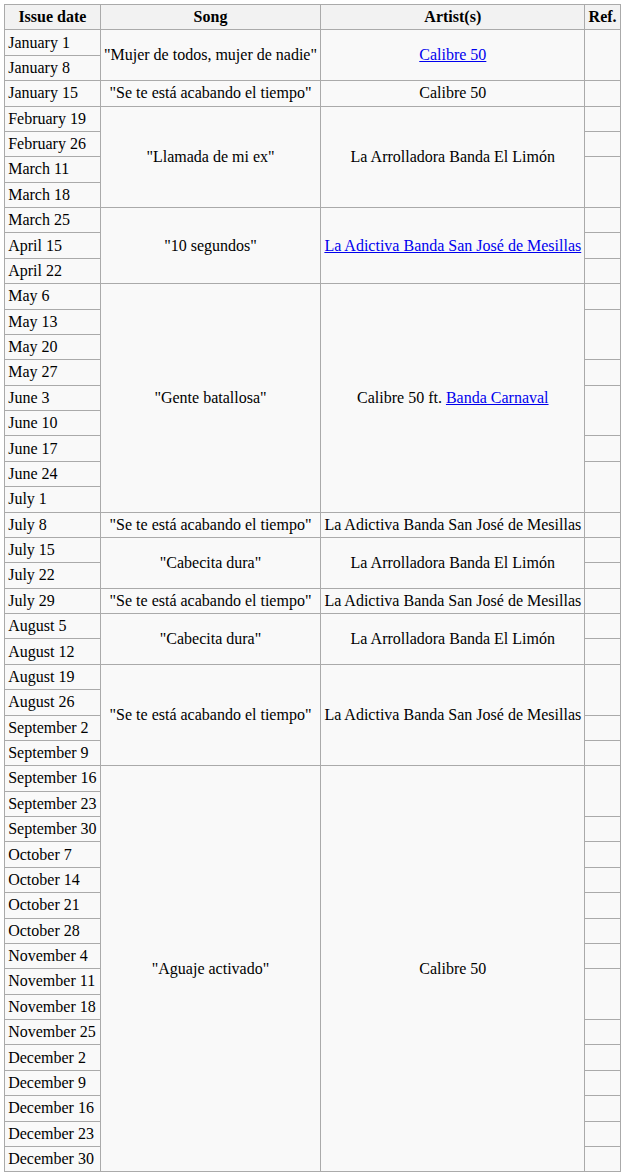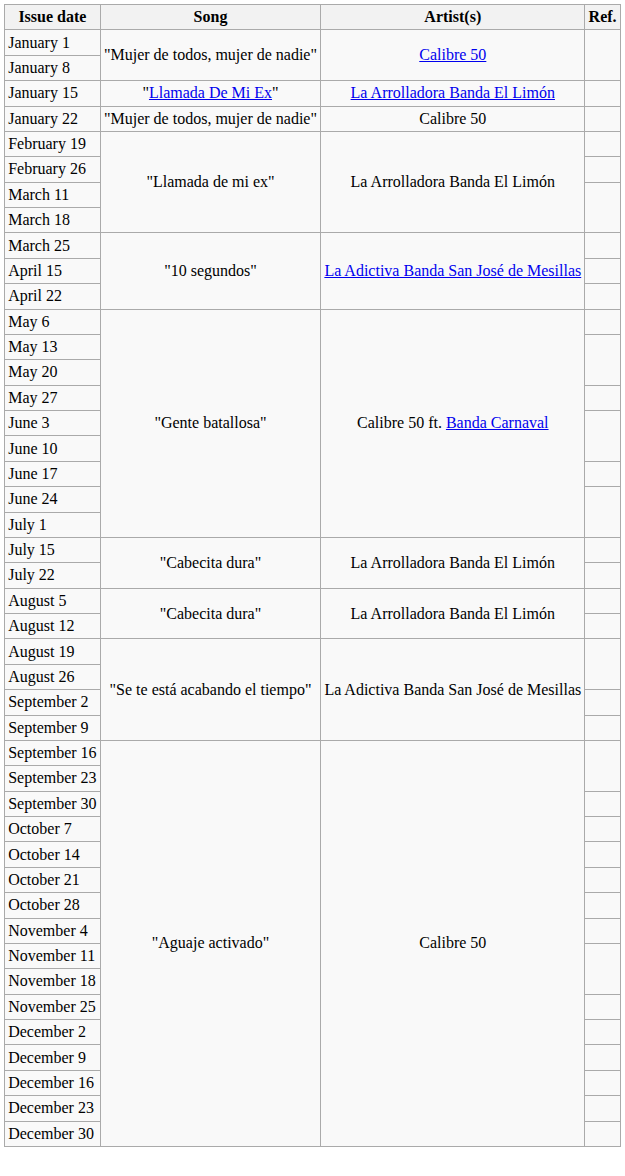(210, 93) "Se te está acabando el tiempo" -> (210, 93) "Llamada De Mi Ex"
(453, 93) Calibre 50 -> (453, 93) La Arrolladora Banda El Limón
+ row: (43, 118)
- row: (28, 524)
- row: (32, 600)
